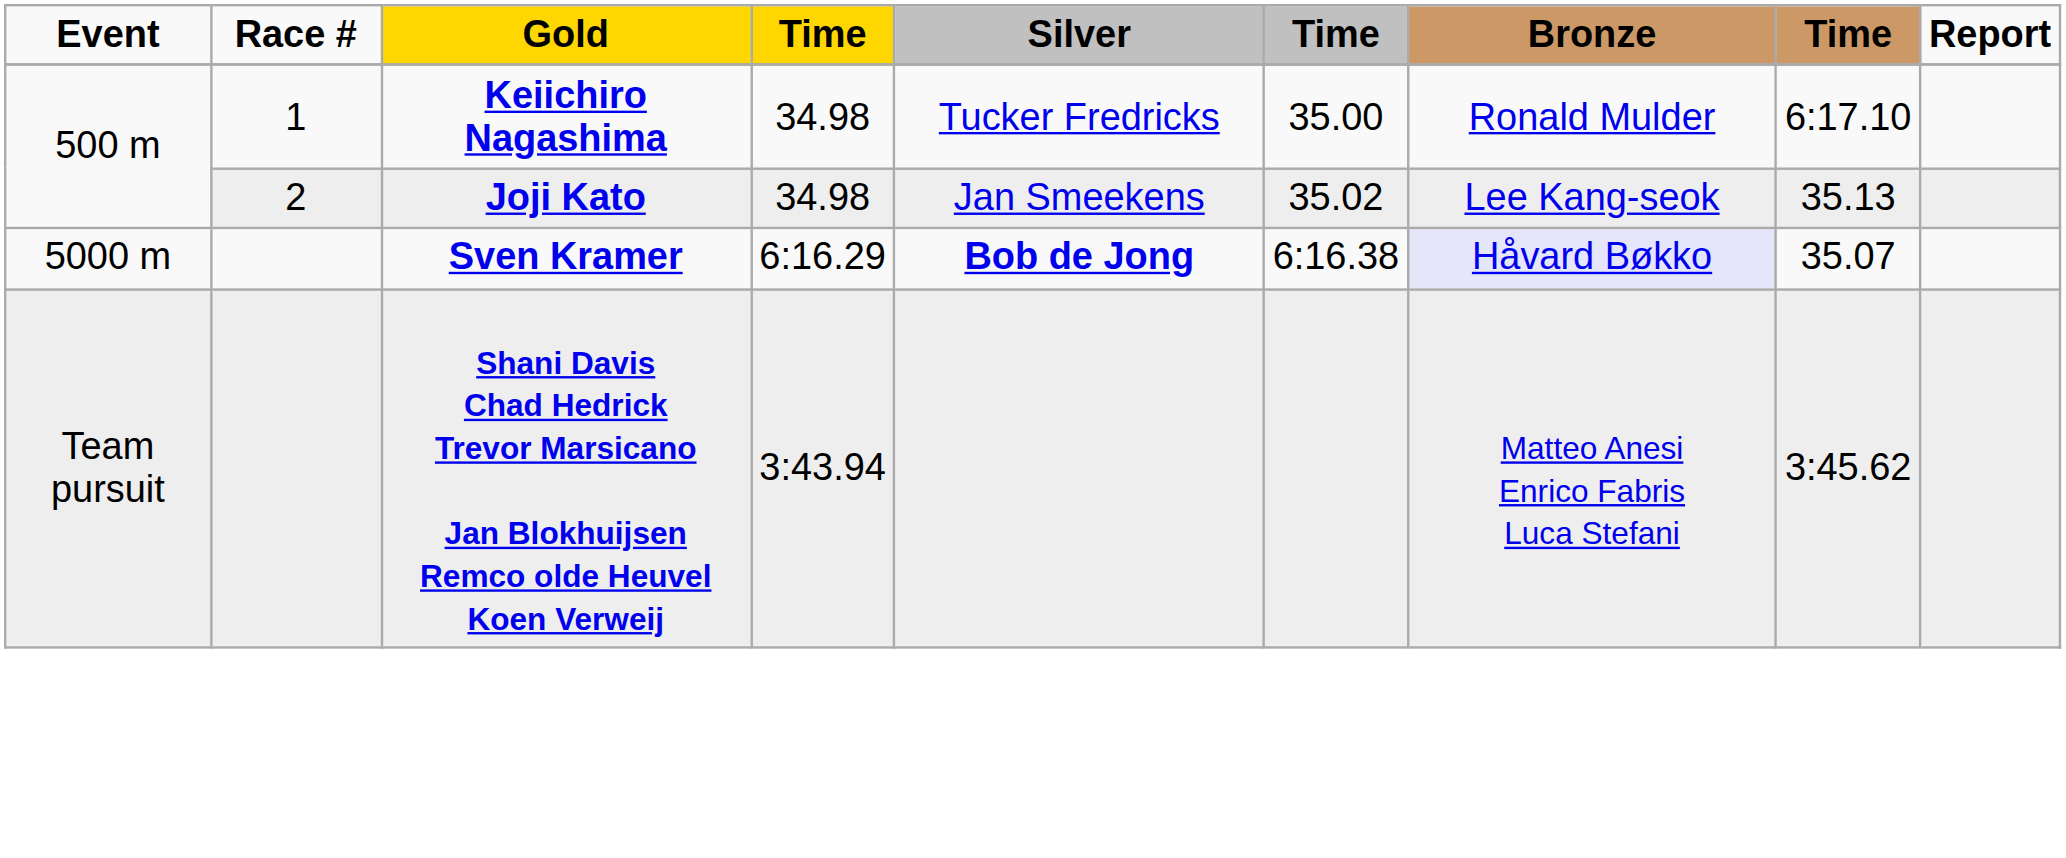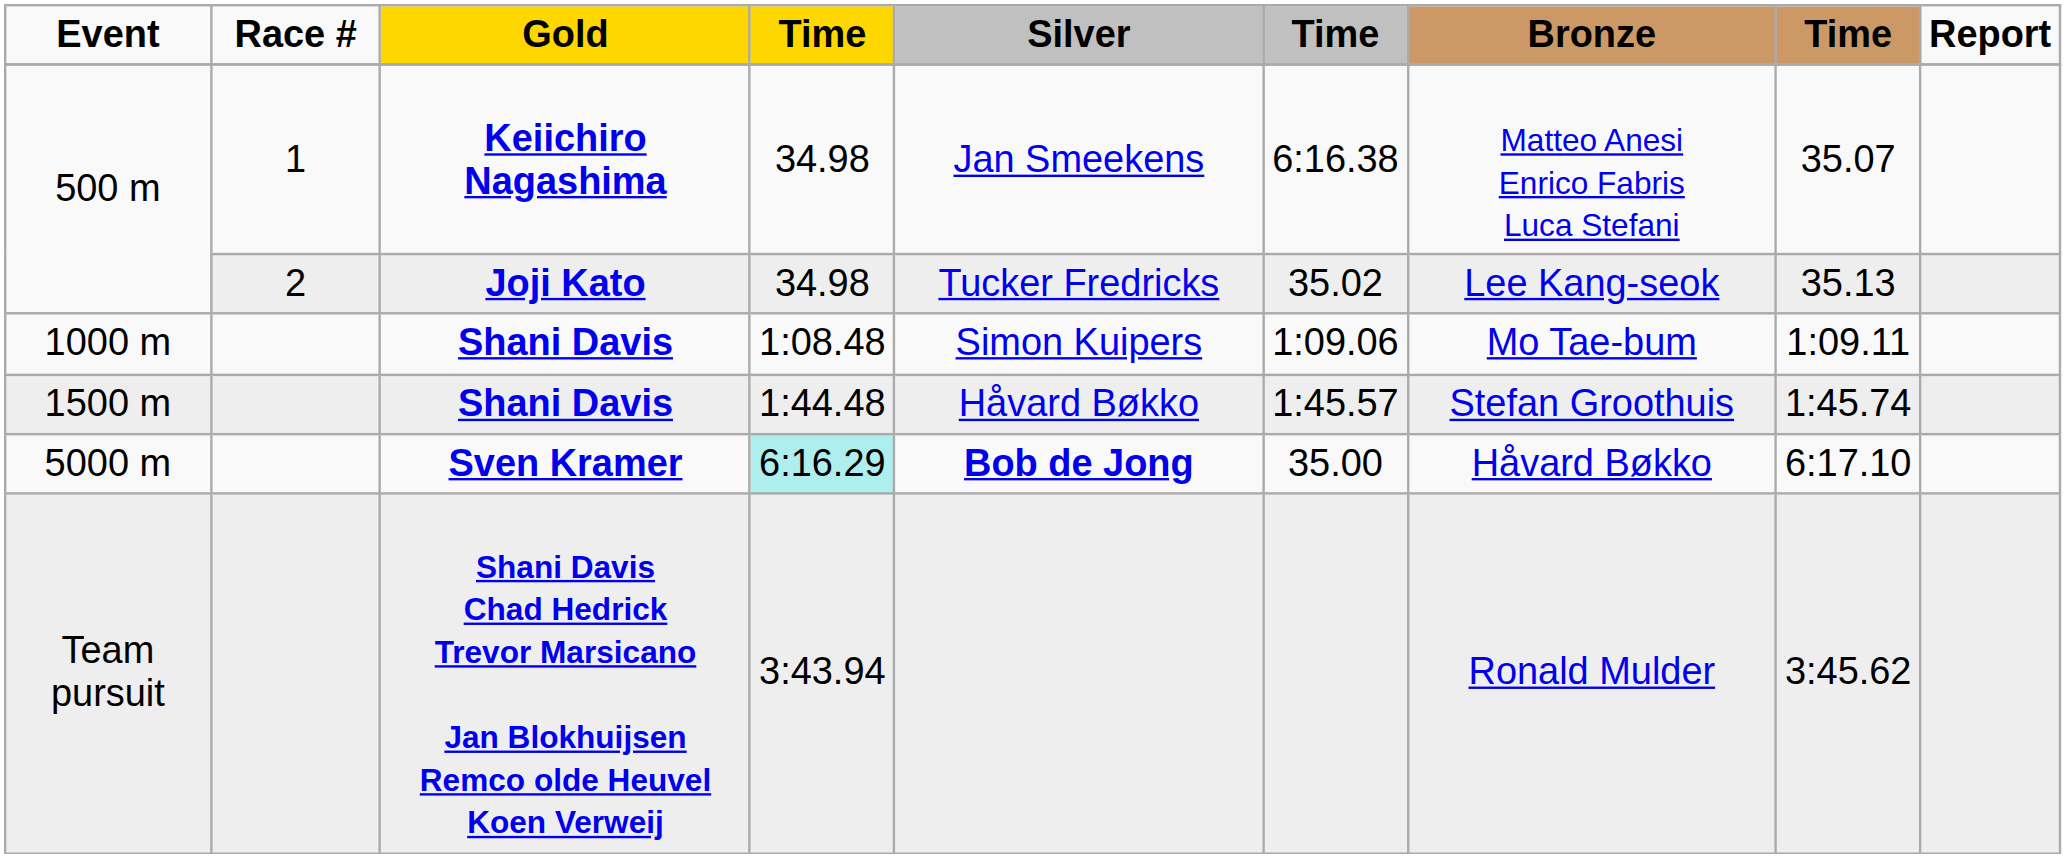(1079, 116) Tucker Fredricks -> (1079, 158) Jan Smeekens
(1336, 116) 35.00 -> (1335, 158) 6:16.38
(1592, 116) Ronald Mulder -> (1592, 182) Matteo Anesi Enrico Fabris Luca Stefani
(1848, 116) 6:17.10 -> (1848, 158) 35.07
(1079, 197) Jan Smeekens -> (1079, 282) Tucker Fredricks
+ row: (108, 342)
+ row: (108, 403)
(823, 257) no background -> (822, 463) paleturquoise background
(1336, 257) 6:16.38 -> (1335, 463) 35.00
(1592, 257) lavender background -> (1592, 463) no background
(1848, 257) 35.07 -> (1848, 463) 6:17.10
(1592, 490) Matteo Anesi Enrico Fabris Luca Stefani -> (1592, 672) Ronald Mulder
